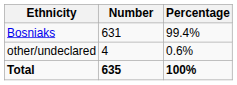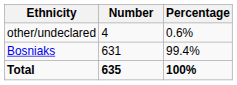rows swapped: (31, 32) <-> (52, 51)
